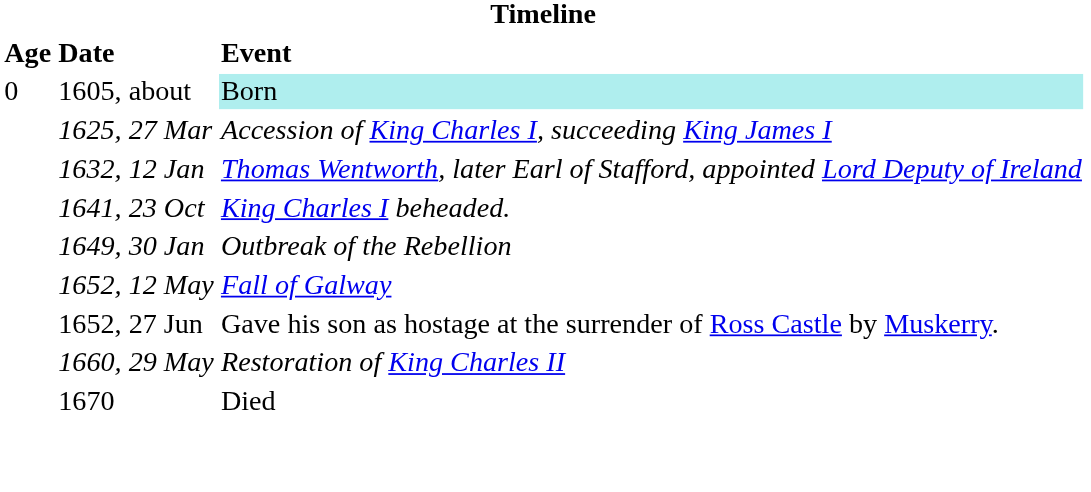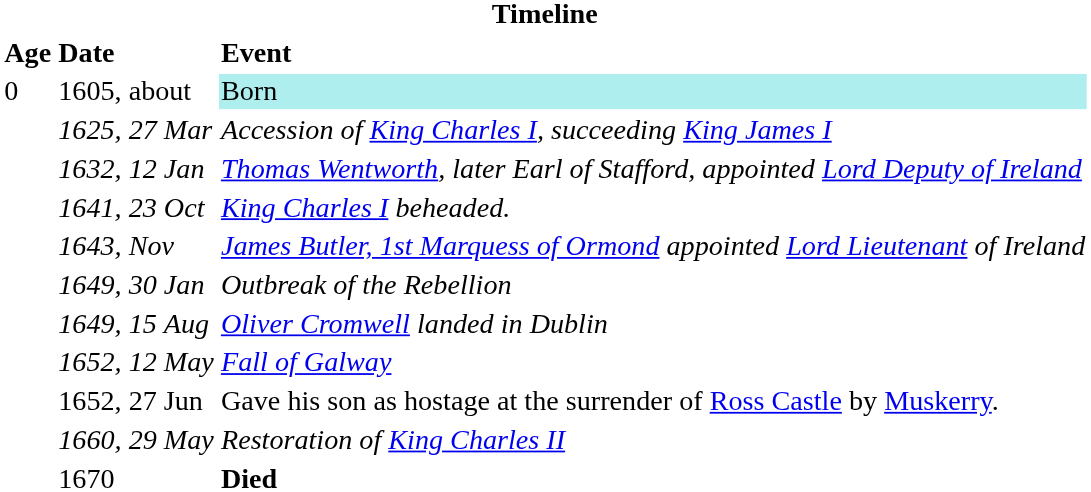+ row: (116, 246)
+ row: (134, 323)
(248, 400) normal -> (249, 478) bold
